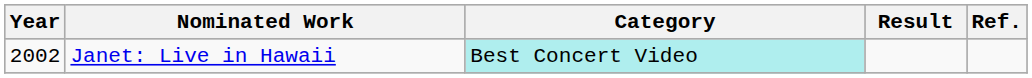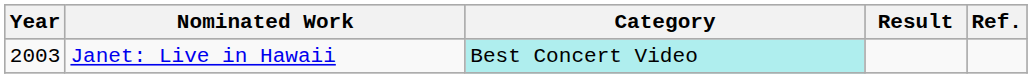(35, 56) 2002 -> (35, 56) 2003
